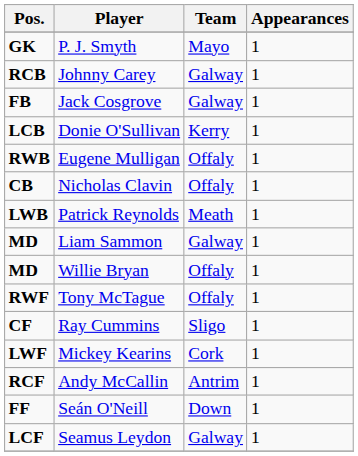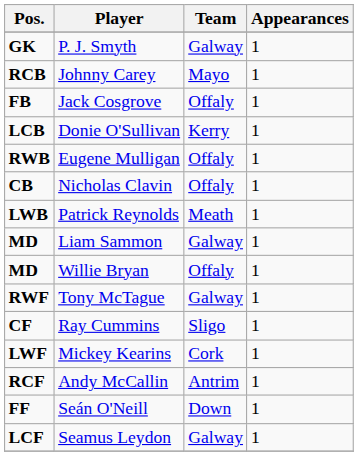(209, 46) Mayo -> (216, 46) Galway
(216, 74) Galway -> (209, 74) Mayo
(216, 102) Galway -> (211, 102) Offaly
(211, 297) Offaly -> (216, 297) Galway
